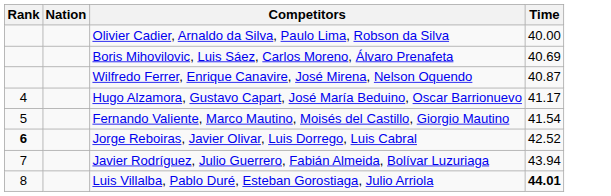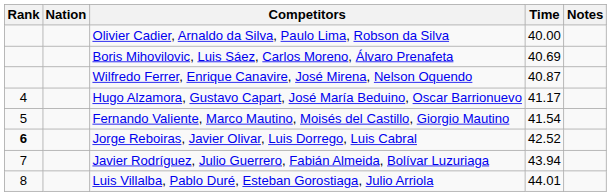+ column: (585, 14)
(544, 181) bold -> (544, 181) normal
